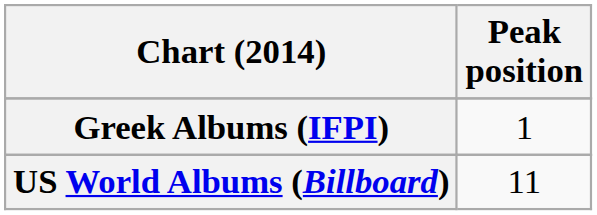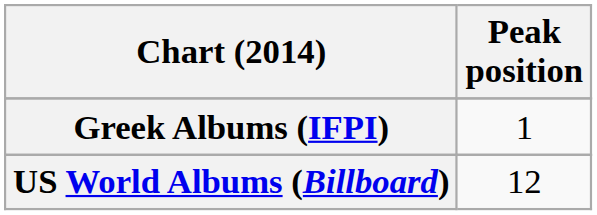(524, 181) 11 -> (524, 181) 12
